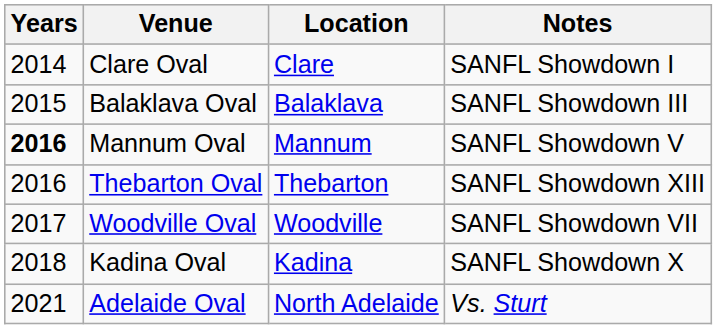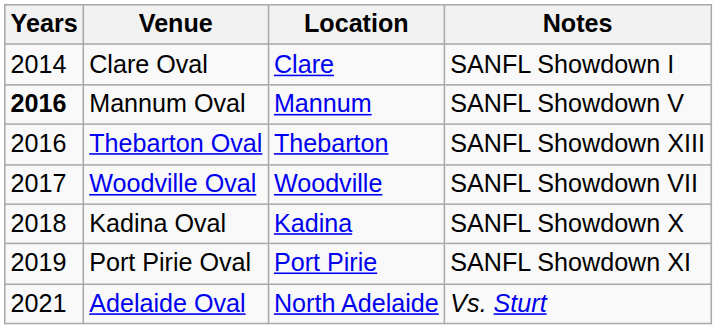- row: (173, 104)
+ row: (170, 263)
